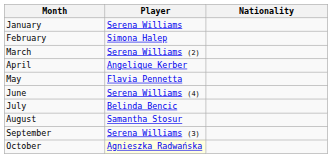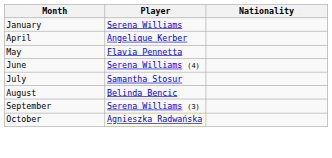- row: (26, 38)
- row: (19, 52)
(142, 106) Belinda Bencic -> (145, 79) Samantha Stosur
(145, 120) Samantha Stosur -> (142, 92) Belinda Bencic
